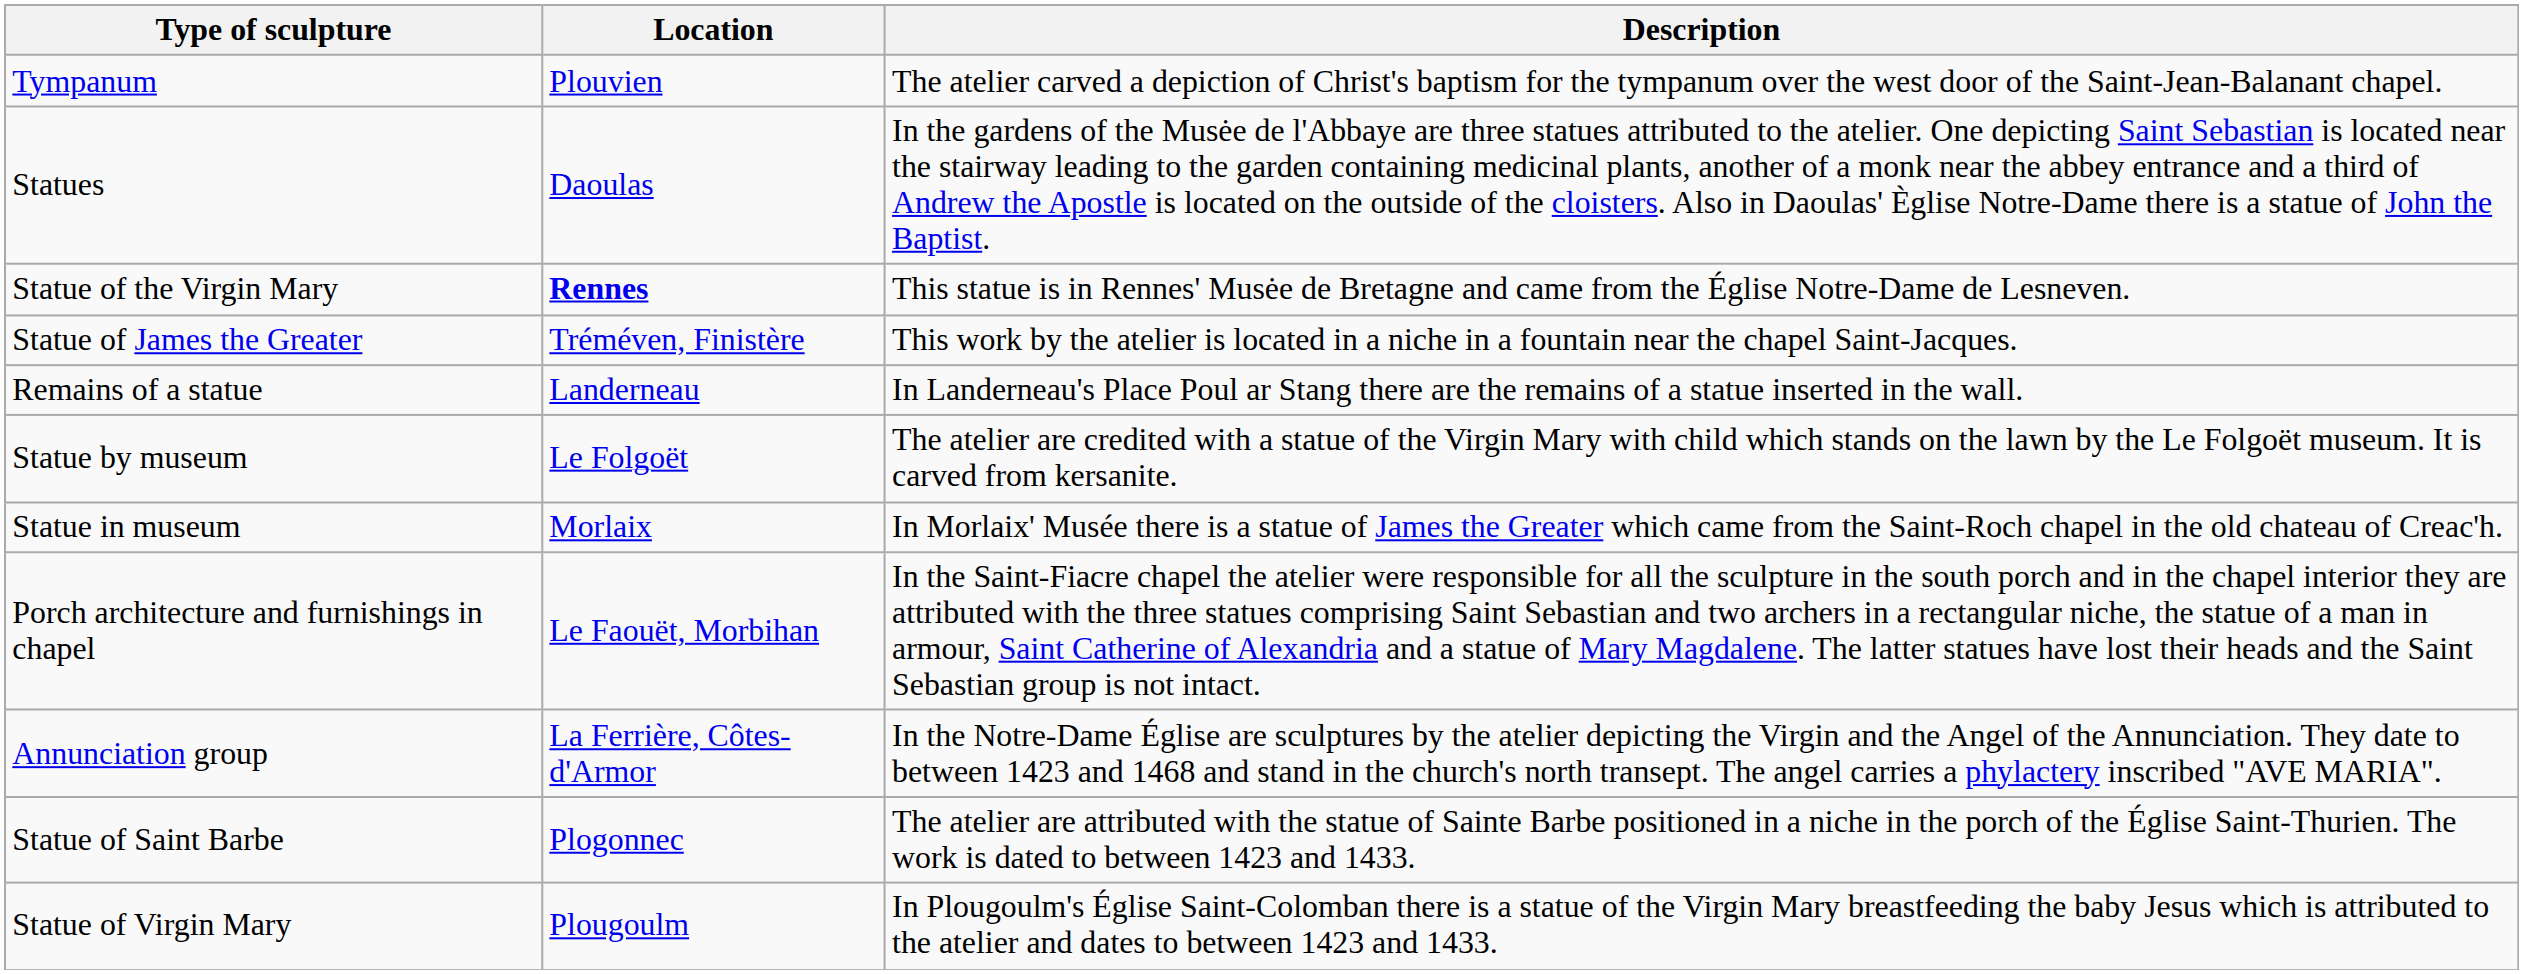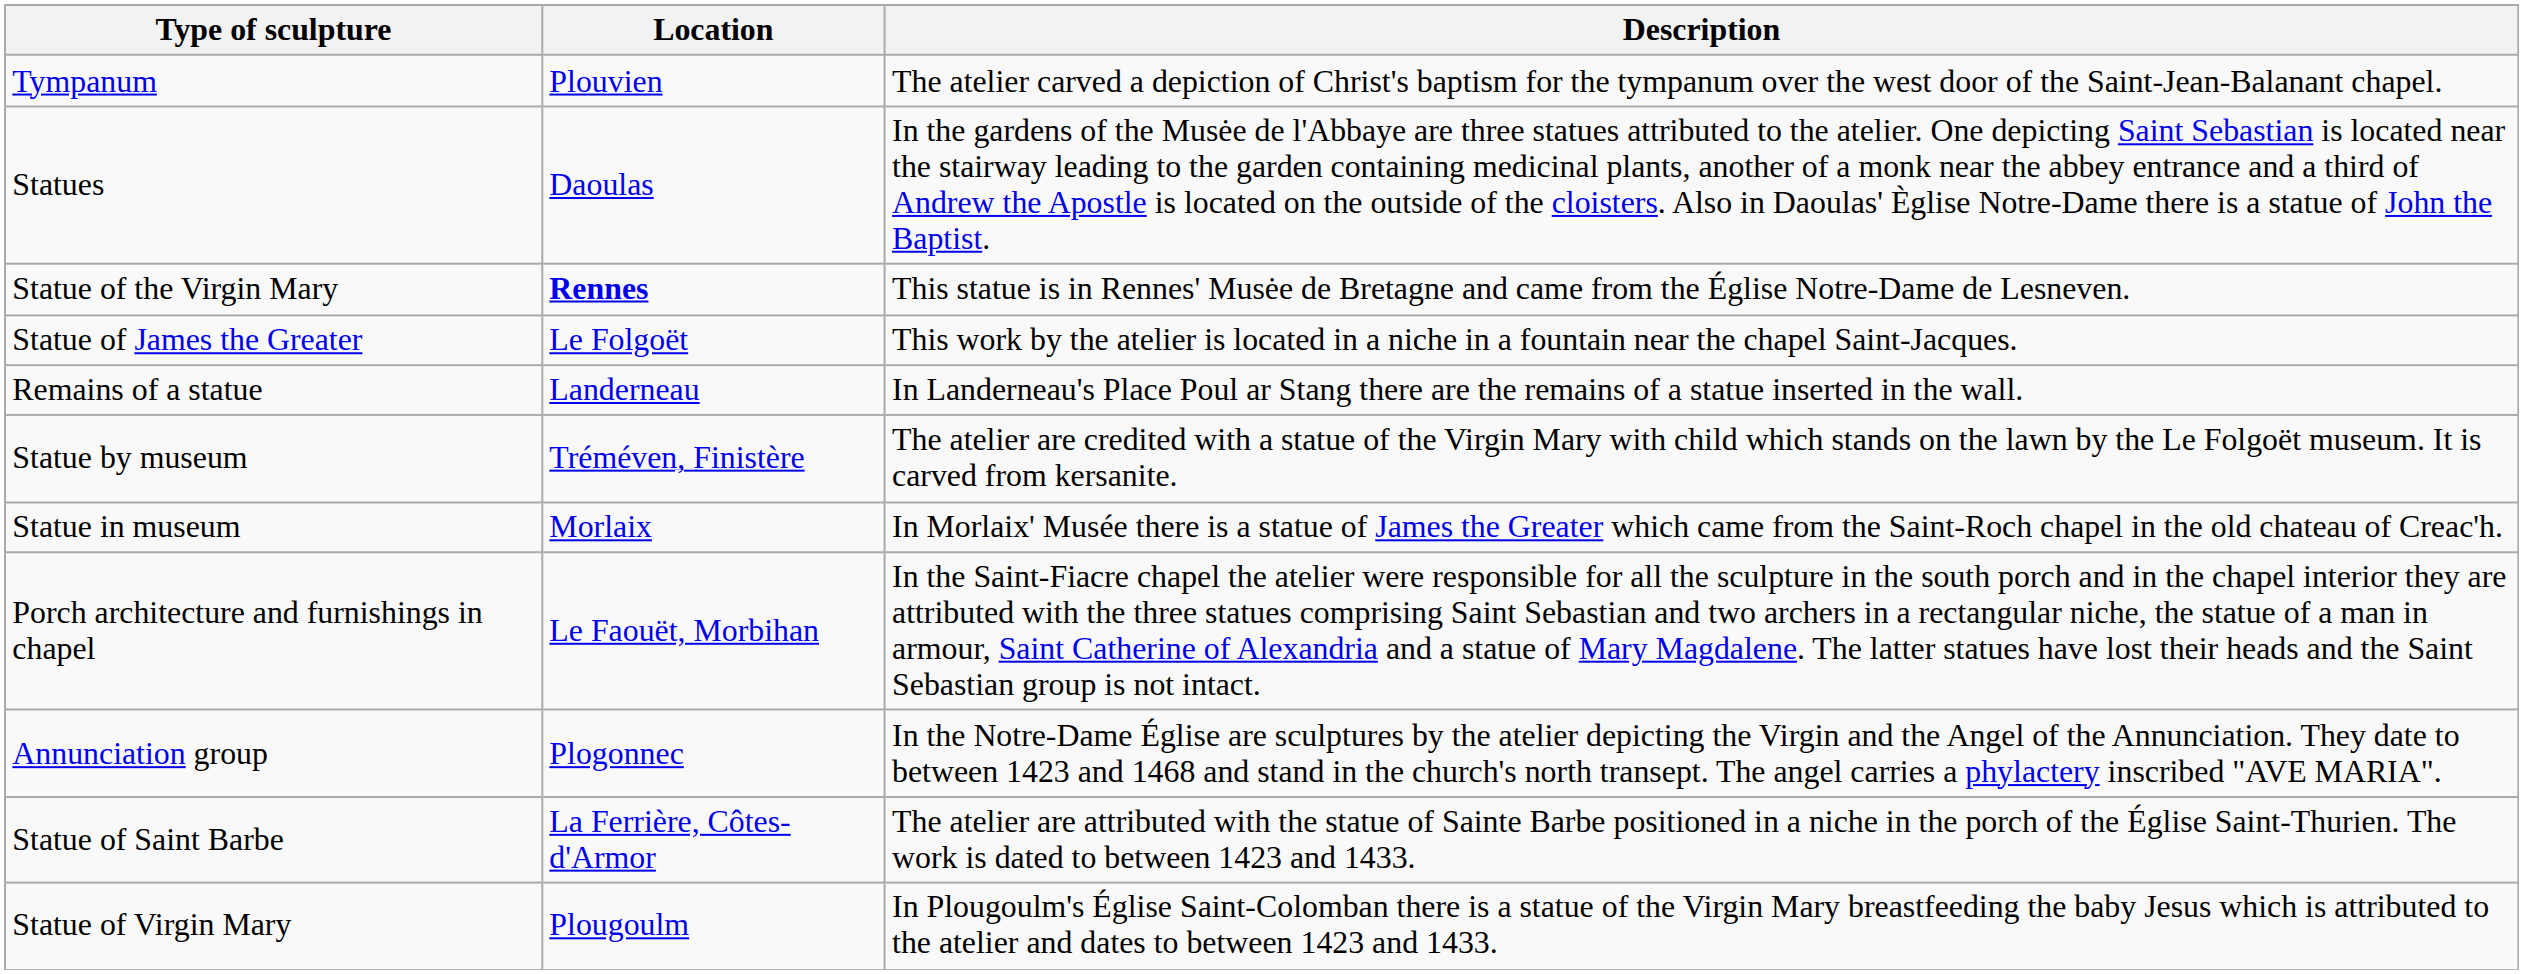(677, 339) Tréméven, Finistère -> (619, 339) Le Folgoët
(619, 458) Le Folgoët -> (677, 458) Tréméven, Finistère
(670, 752) La Ferrière, Côtes-d'Armor -> (617, 752) Plogonnec
(617, 839) Plogonnec -> (670, 839) La Ferrière, Côtes-d'Armor
